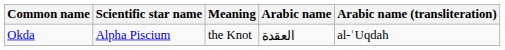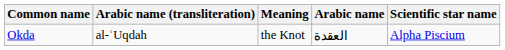columns swapped: (417, 14) <-> (149, 14)
